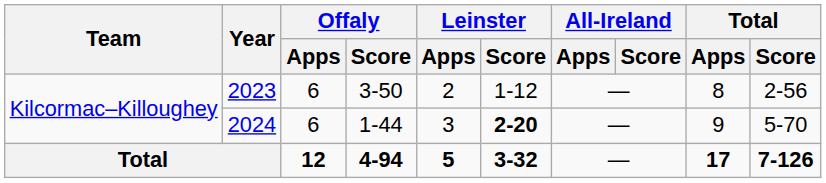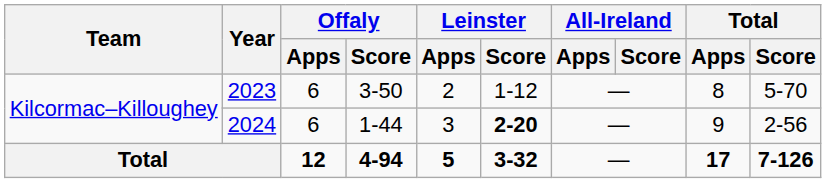(786, 90) 2-56 -> (786, 90) 5-70
(786, 125) 5-70 -> (786, 125) 2-56
